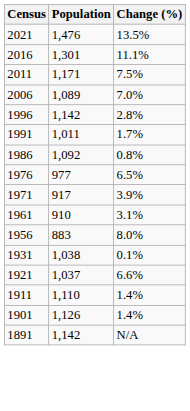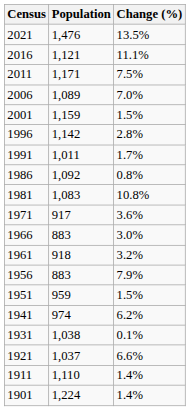(66, 54) 1,301 -> (66, 54) 1,121
+ row: (20, 114)
+ row: (20, 194)
- row: (20, 174)
(130, 194) 3.9% -> (130, 214) 3.6%
+ row: (20, 235)
(61, 214) 910 -> (61, 255) 918
(130, 214) 3.1% -> (130, 255) 3.2%
(130, 235) 8.0% -> (130, 275) 7.9%
+ row: (20, 295)
+ row: (20, 315)
(66, 315) 1,126 -> (66, 395) 1,224
- row: (20, 335)
